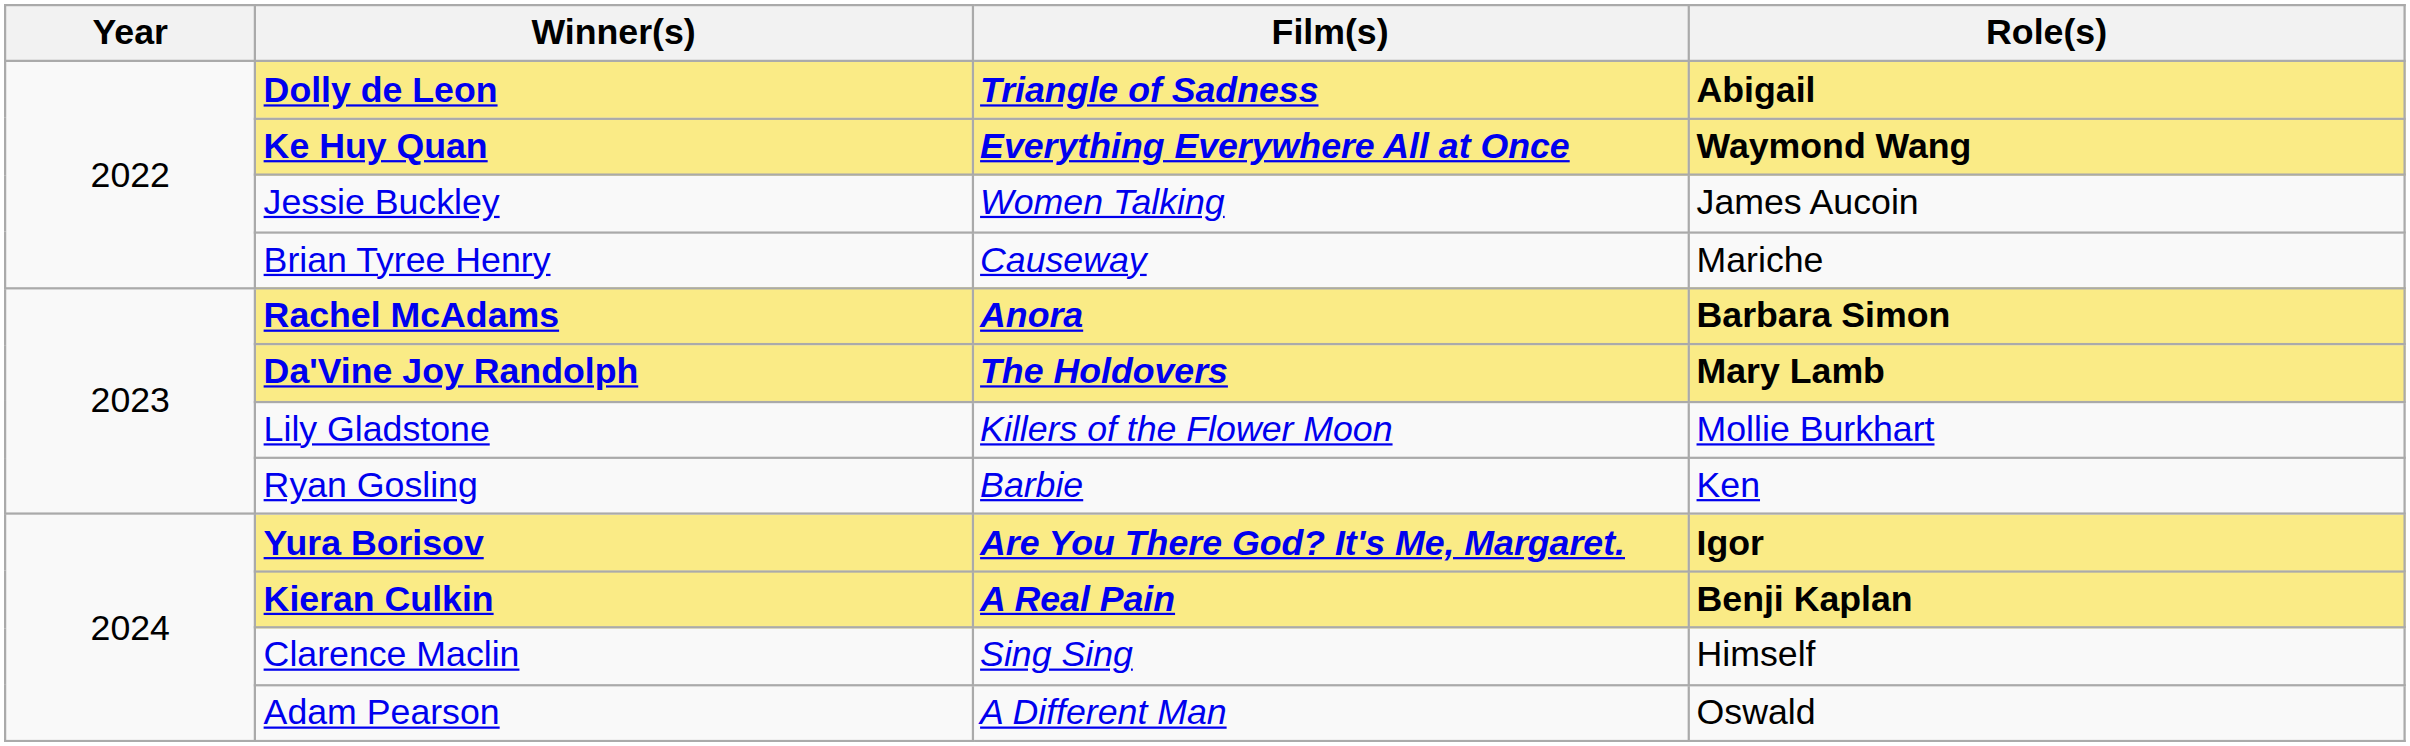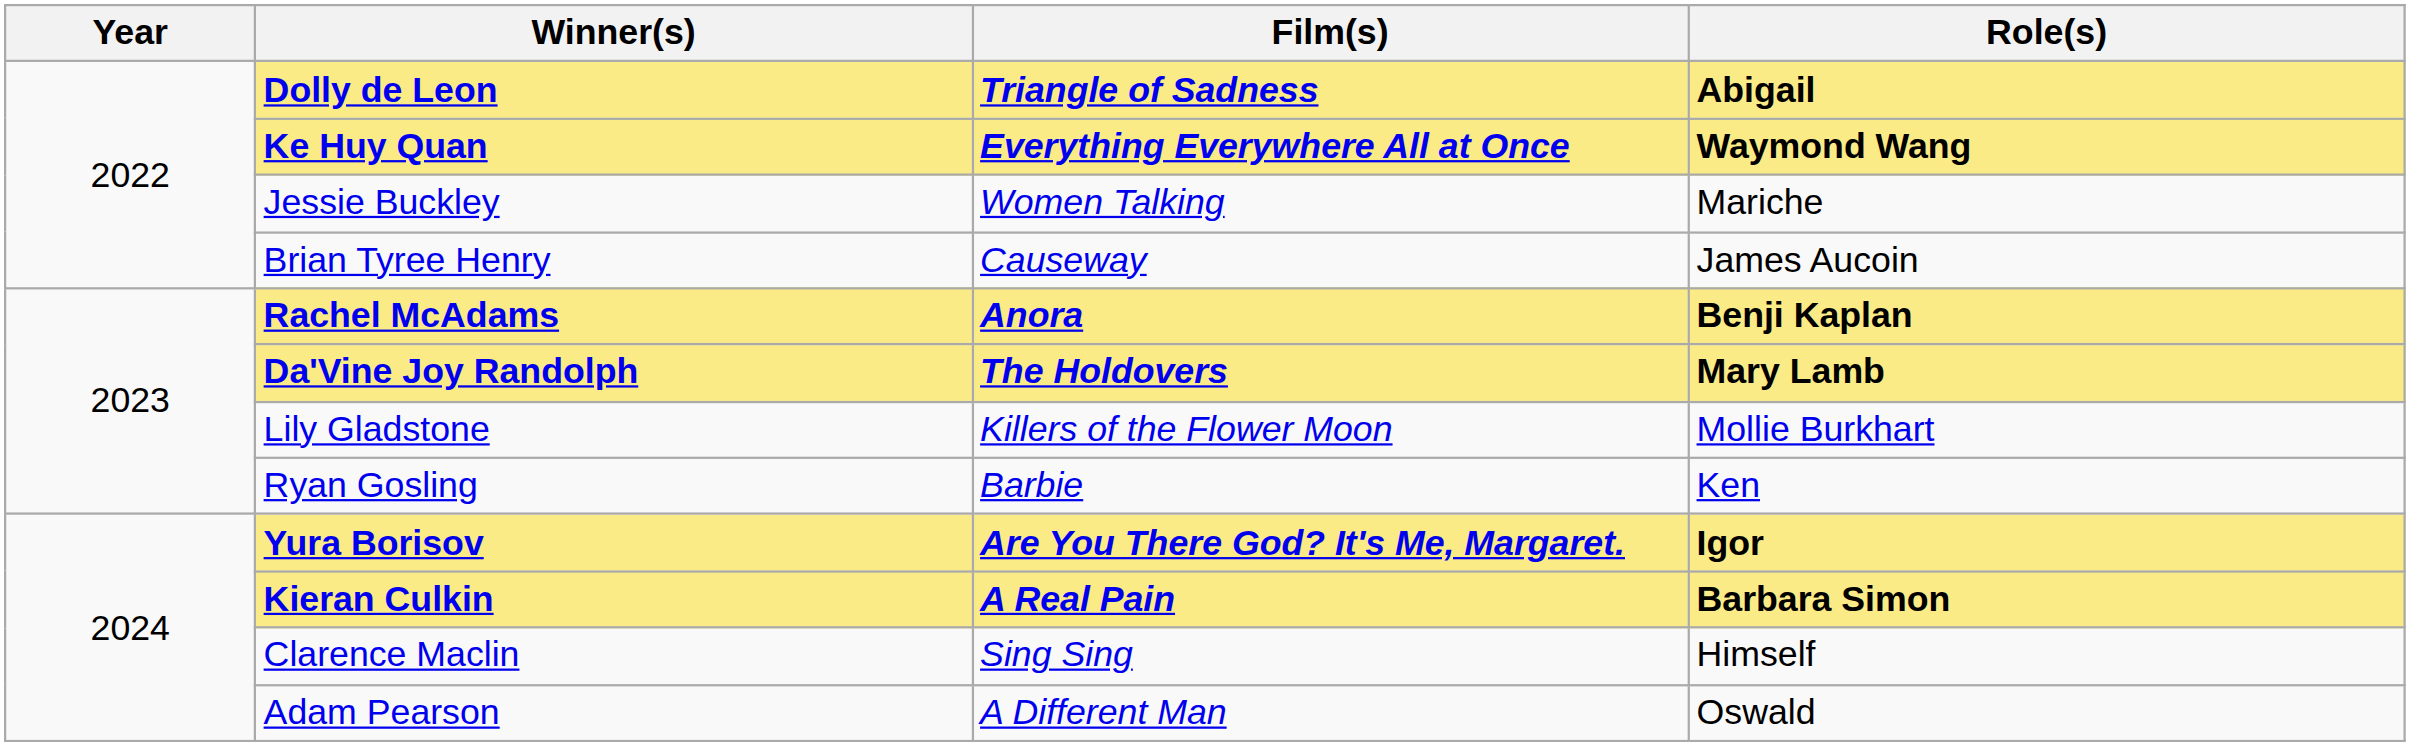(1808, 202) James Aucoin -> (1760, 202) Mariche
(1760, 259) Mariche -> (1808, 259) James Aucoin
(1823, 315) Barbara Simon -> (1805, 315) Benji Kaplan
(1805, 598) Benji Kaplan -> (1823, 598) Barbara Simon
